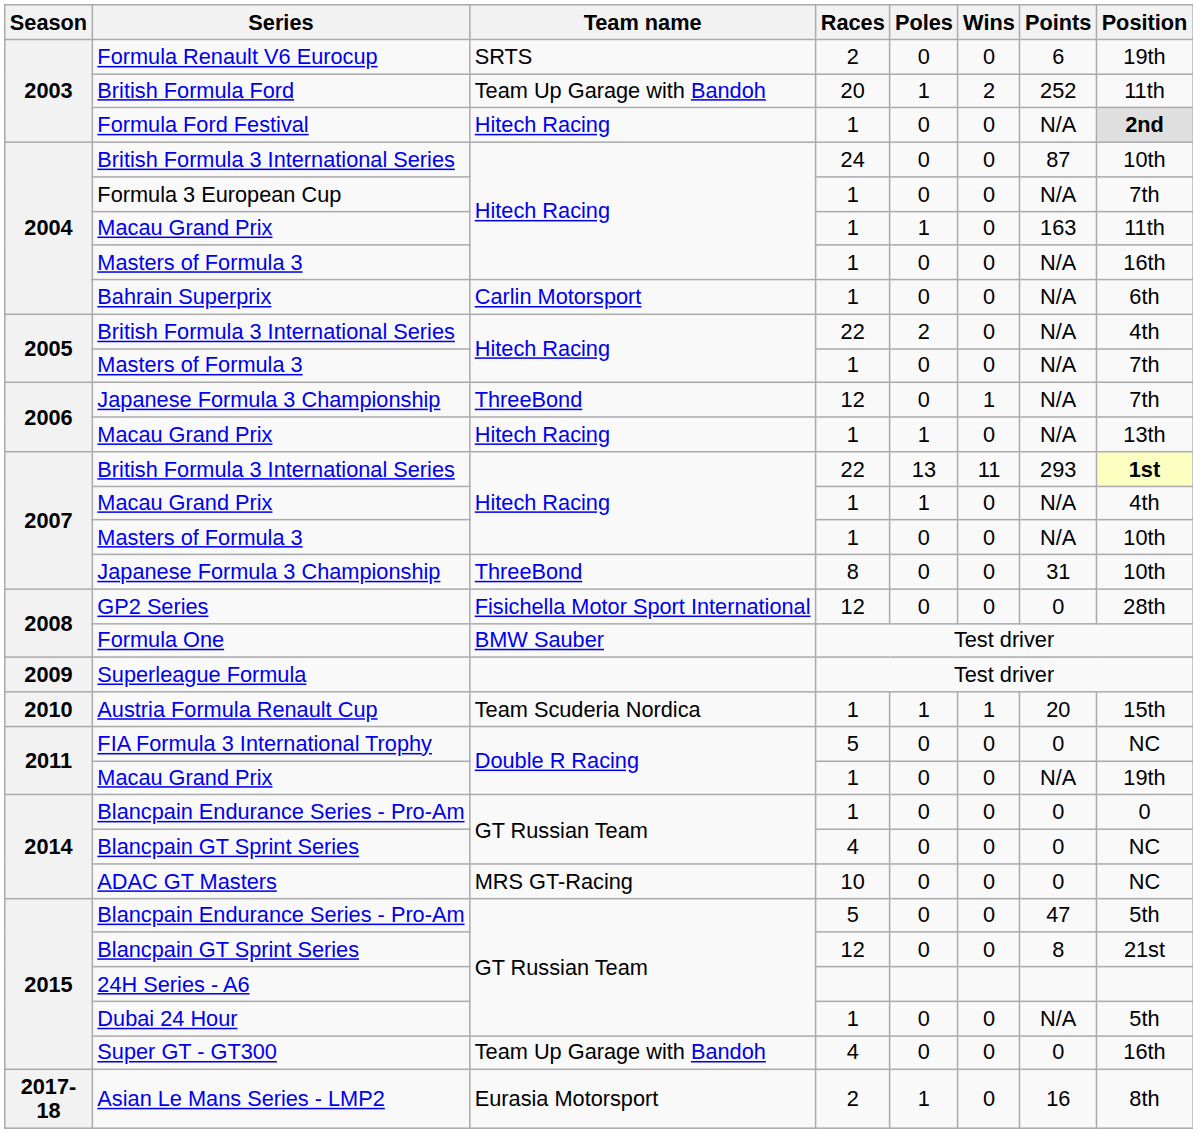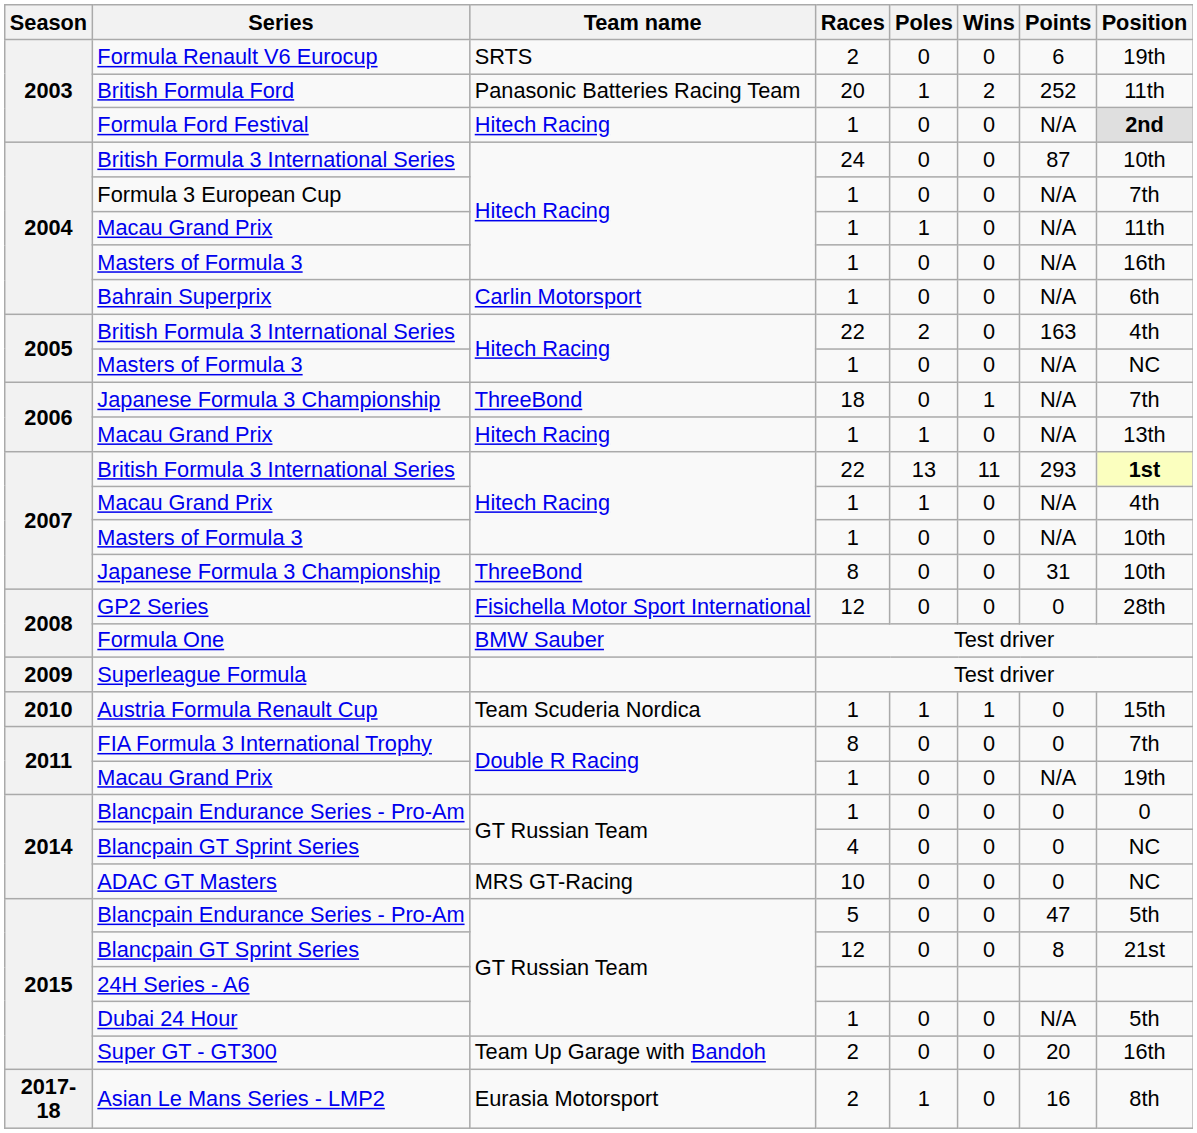(620, 91) Team Up Garage with Bandoh -> (638, 91) Panasonic Batteries Racing Team
(1058, 228) 163 -> (1058, 228) N/A
(1058, 331) N/A -> (1058, 331) 163
(1144, 366) 7th -> (1144, 366) NC
(853, 400) 12 -> (853, 400) 18
(1058, 709) 20 -> (1058, 709) 0
(853, 744) 5 -> (853, 744) 8
(1144, 744) NC -> (1144, 744) 7th
(853, 1053) 4 -> (853, 1053) 2
(1058, 1053) 0 -> (1058, 1053) 20
